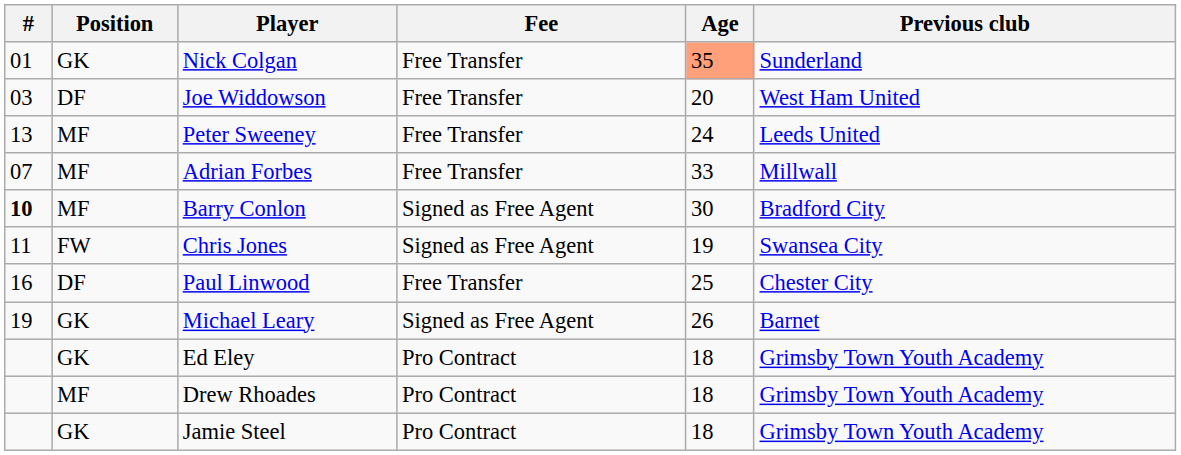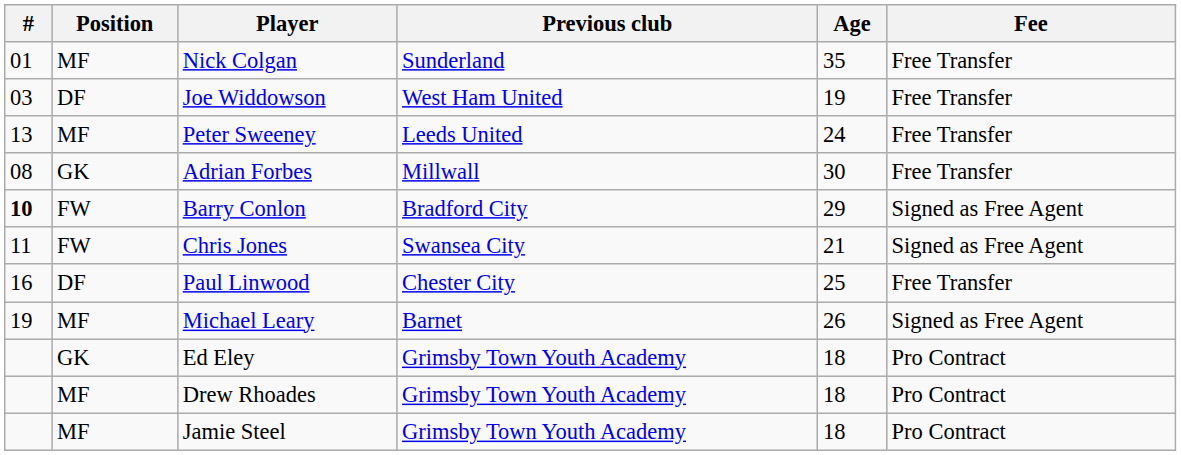columns swapped: (965, 23) <-> (541, 23)
(73, 60) GK -> (73, 60) MF
(702, 60) lightsalmon background -> (834, 60) no background
(702, 97) 20 -> (834, 97) 19
(21, 171) 07 -> (21, 171) 08
(73, 171) MF -> (73, 171) GK
(702, 171) 33 -> (834, 171) 30
(73, 208) MF -> (74, 208) FW
(702, 208) 30 -> (834, 208) 29
(702, 245) 19 -> (834, 245) 21
(73, 319) GK -> (73, 319) MF
(73, 431) GK -> (73, 431) MF
